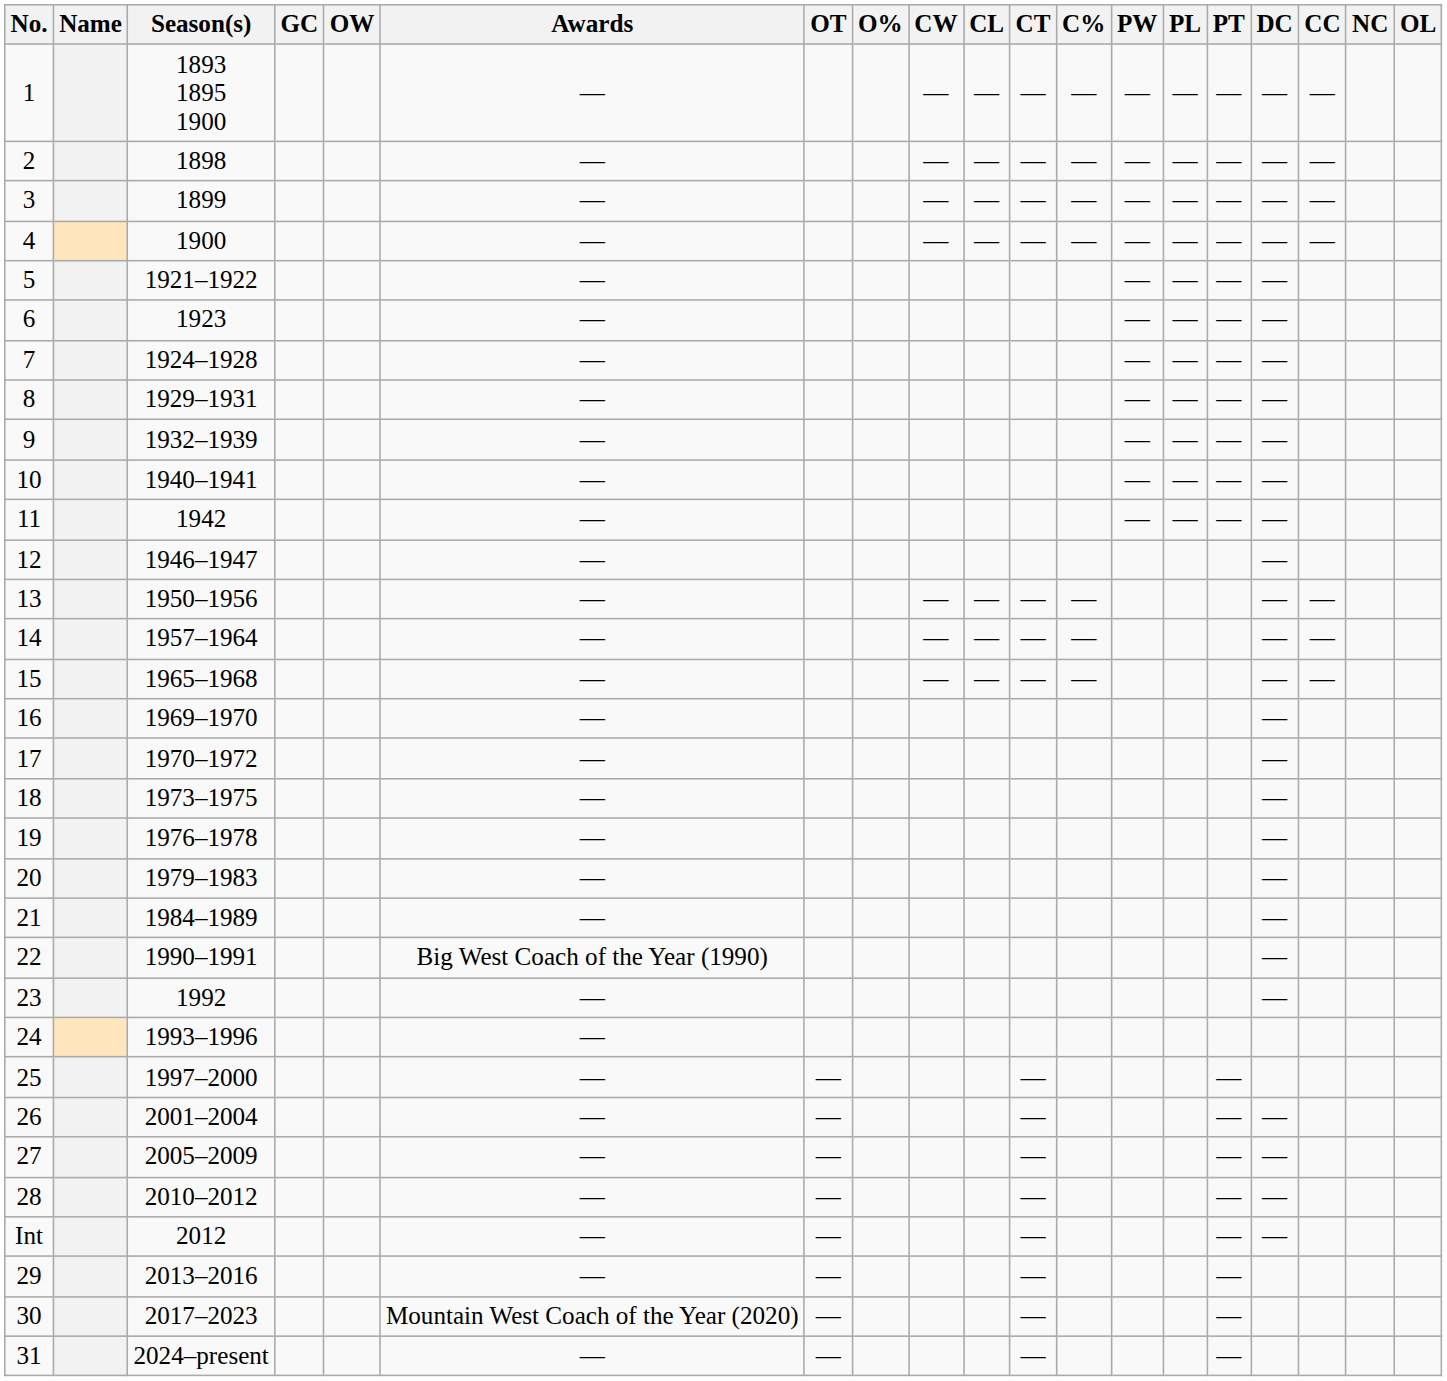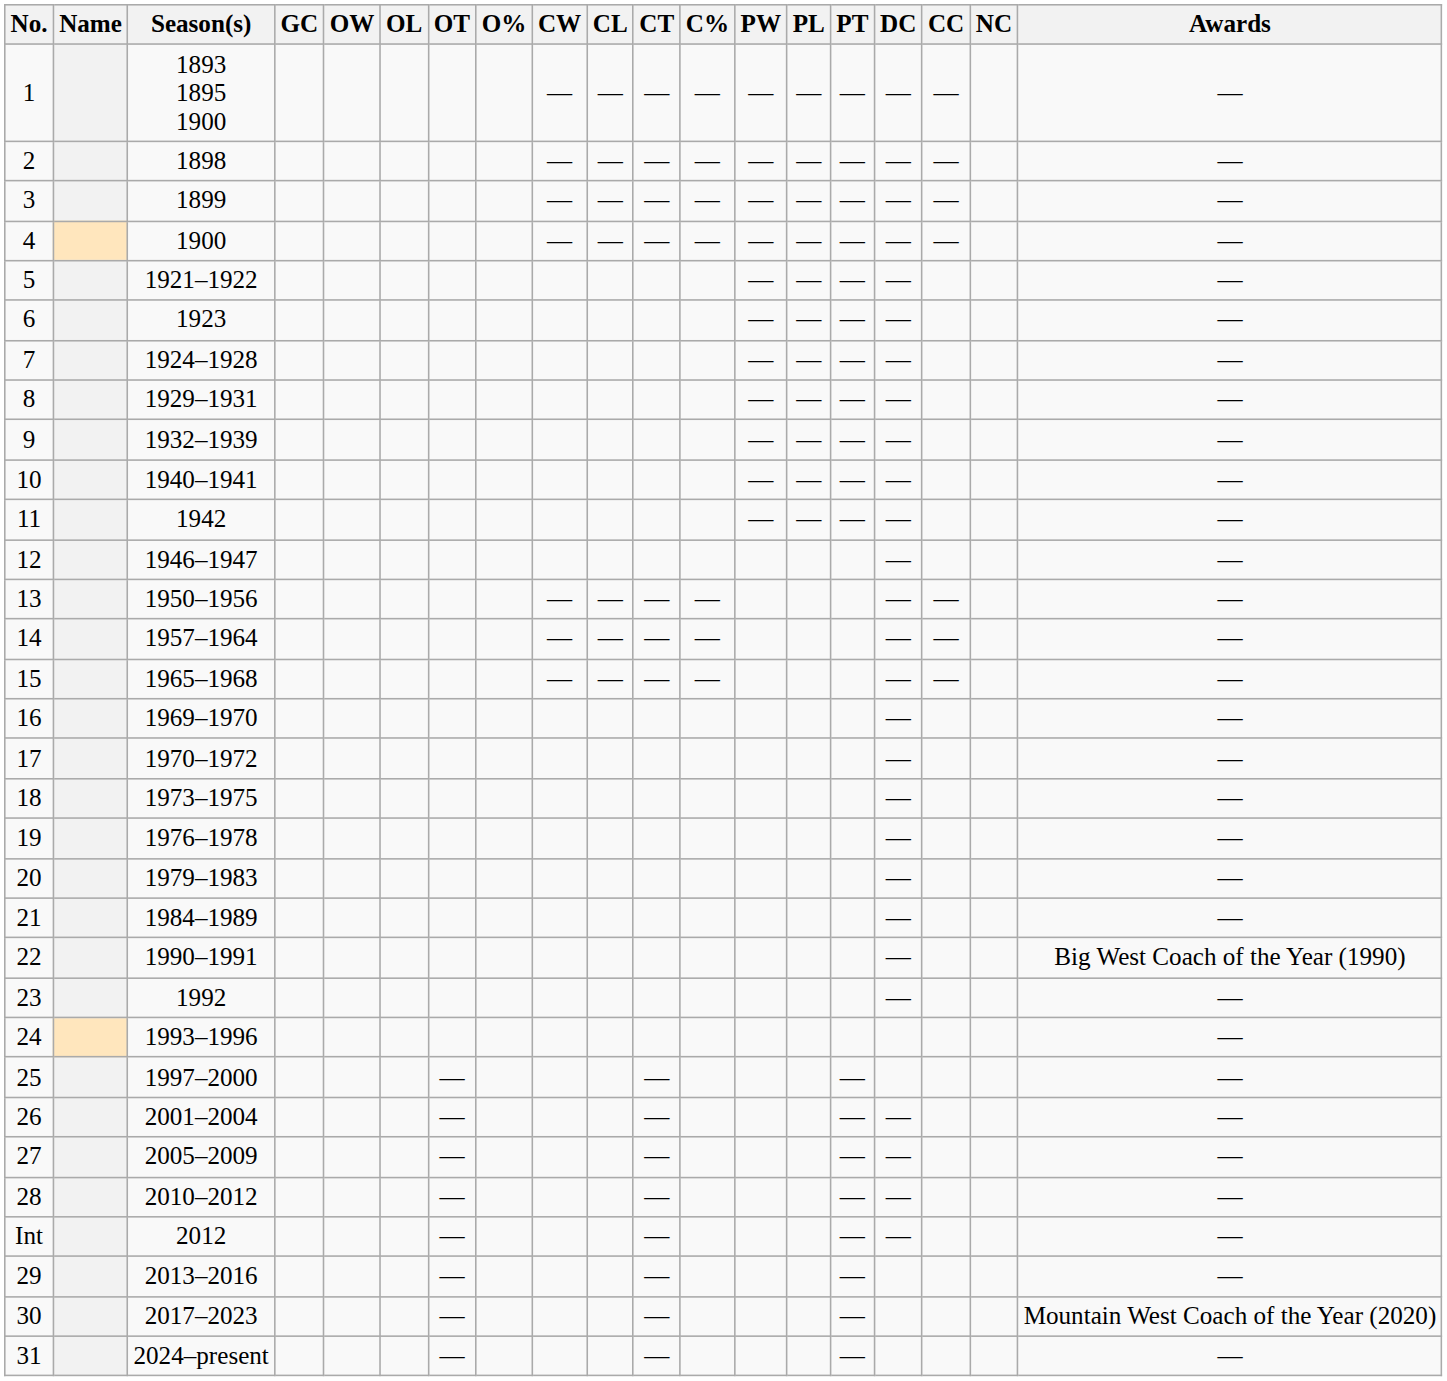columns swapped: (1418, 24) <-> (592, 24)
